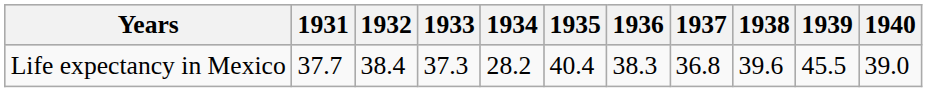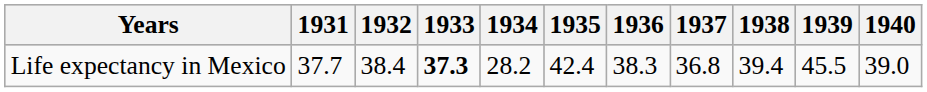(446, 65) normal -> (446, 65) bold
(572, 65) 40.4 -> (572, 65) 42.4
(761, 65) 39.6 -> (761, 65) 39.4
